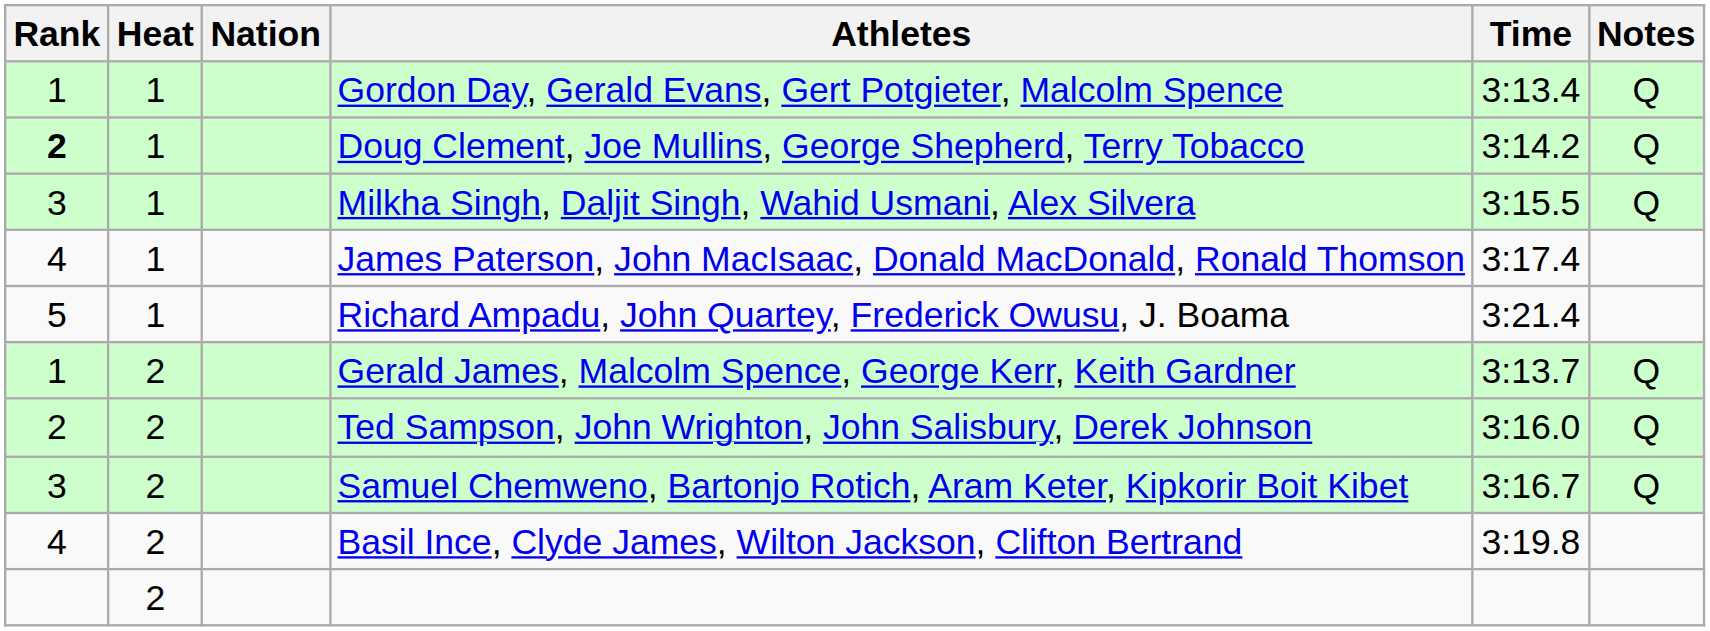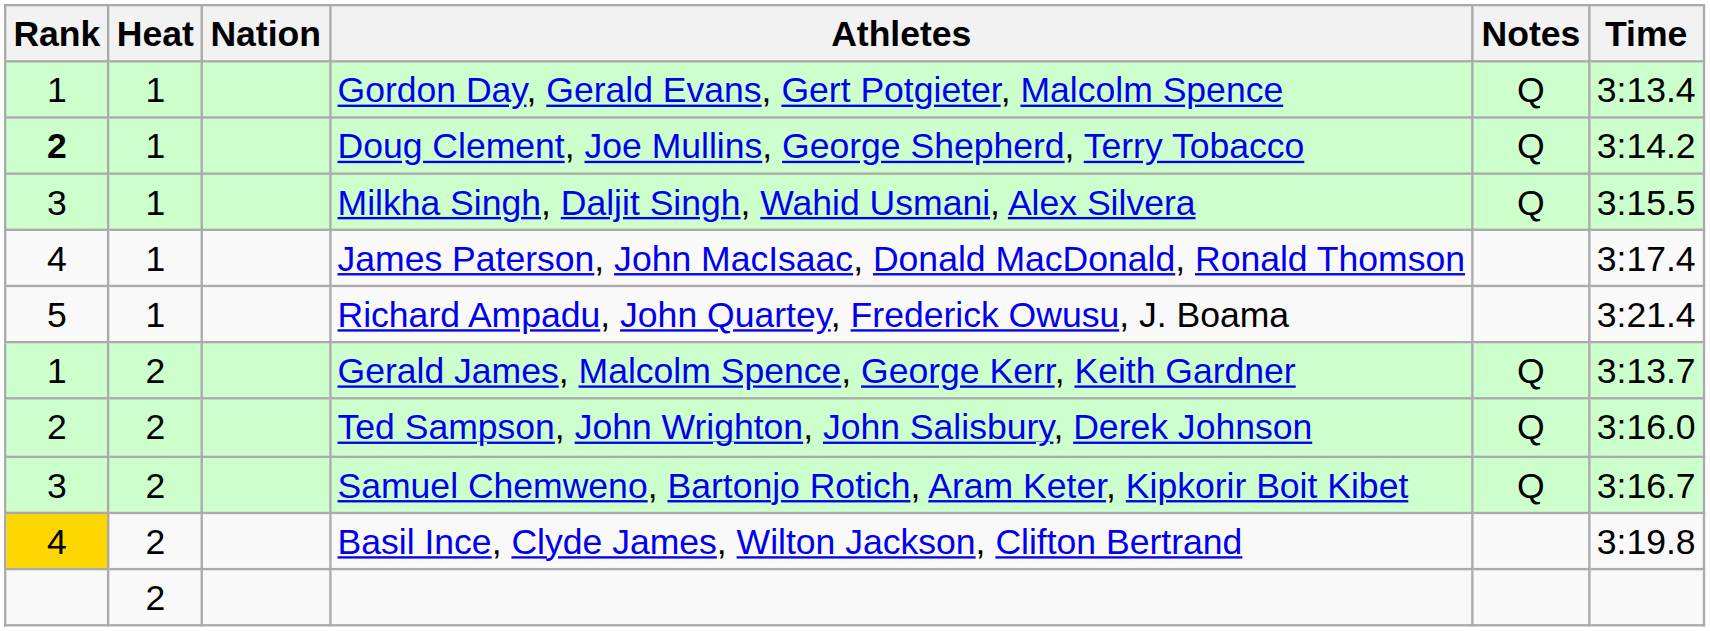columns swapped: (1531, 34) <-> (1646, 34)
(57, 540) no background -> (57, 540) gold background
